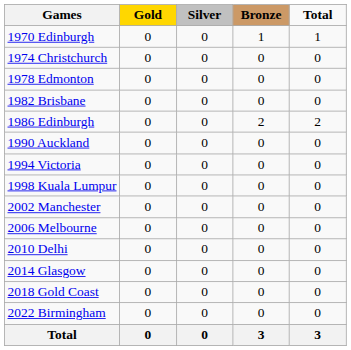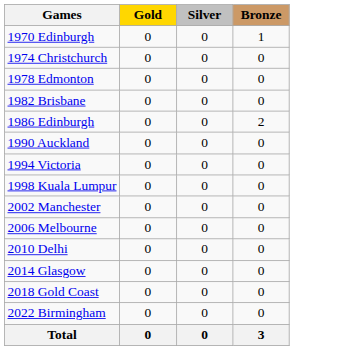- column: (318, 15)
